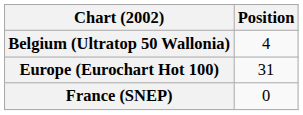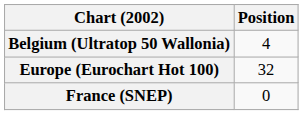(266, 69) 31 -> (266, 69) 32
